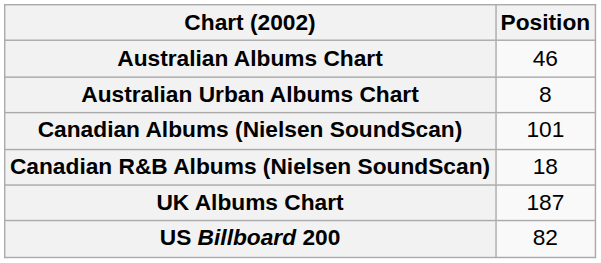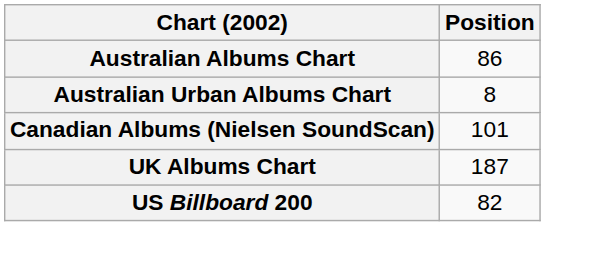(545, 58) 46 -> (490, 58) 86
- row: (250, 166)
